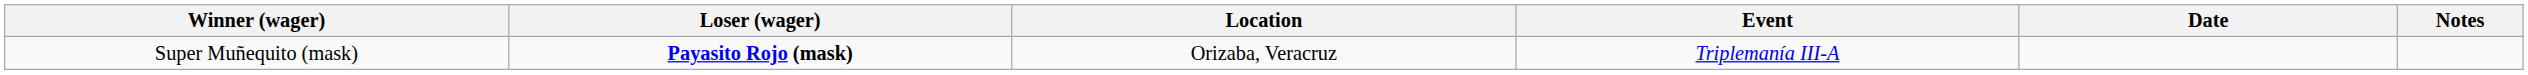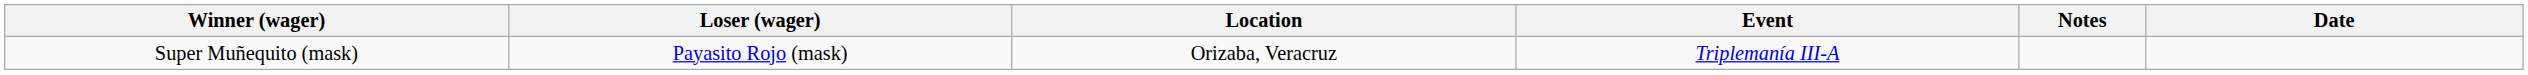columns swapped: (2208, 20) <-> (2460, 20)
(760, 52) bold -> (760, 52) normal
